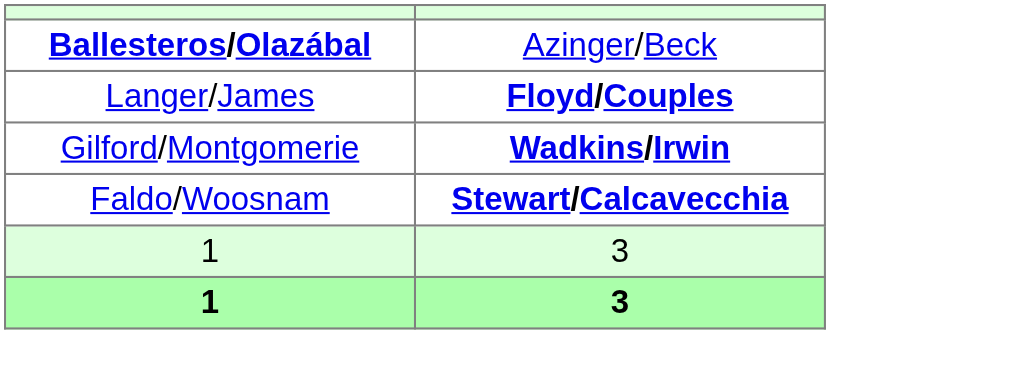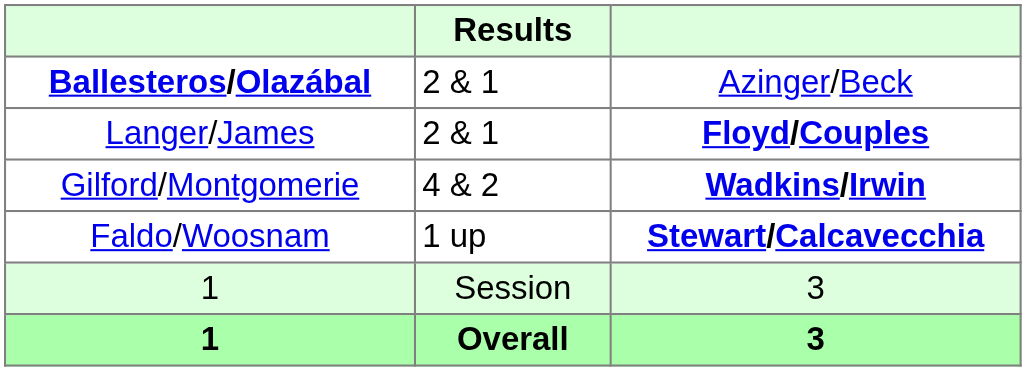+ column: (513, 30)
